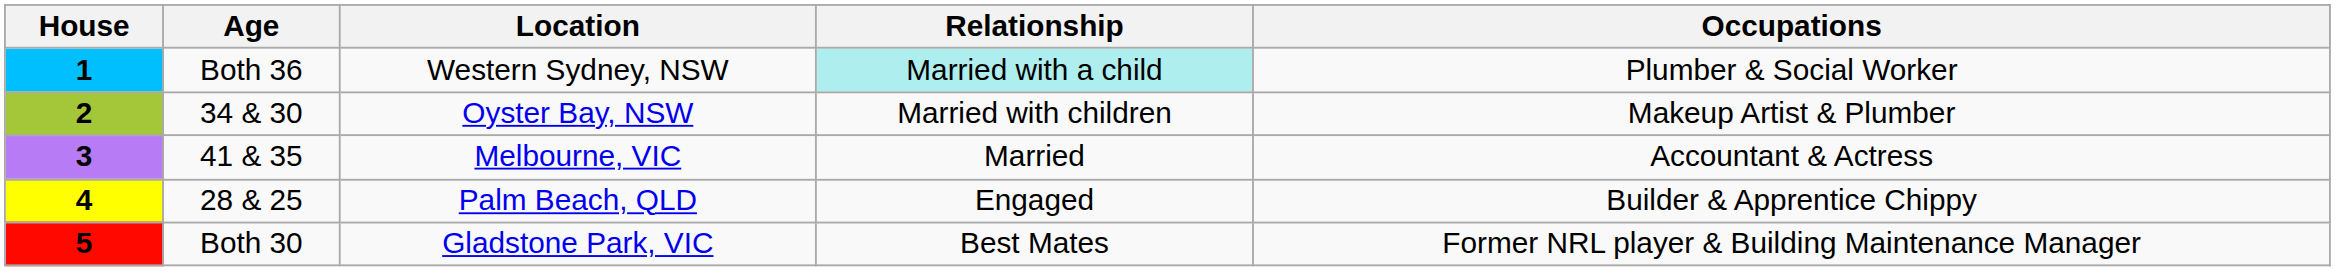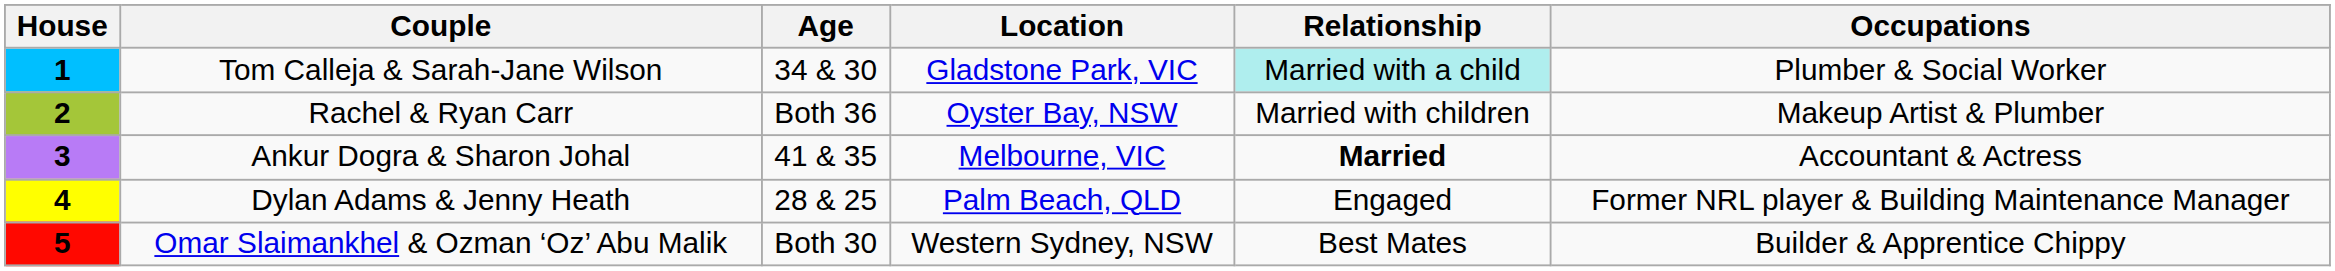+ column: (441, 26)
(251, 69) Both 36 -> (826, 69) 34 & 30
(578, 69) Western Sydney, NSW -> (1062, 69) Gladstone Park, VIC
(251, 113) 34 & 30 -> (826, 113) Both 36
(1034, 156) normal -> (1393, 156) bold
(1792, 200) Builder & Apprentice Chippy -> (1940, 200) Former NRL player & Building Maintenance Manager
(578, 243) Gladstone Park, VIC -> (1062, 243) Western Sydney, NSW
(1792, 243) Former NRL player & Building Maintenance Manager -> (1940, 243) Builder & Apprentice Chippy
